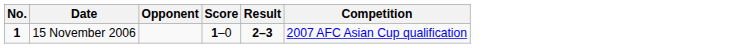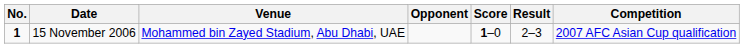+ column: (273, 14)
(262, 33) bold -> (532, 33) normal
